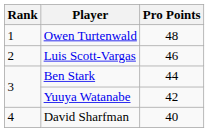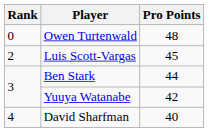(11, 35) 1 -> (11, 35) 0
(172, 55) 46 -> (172, 55) 45
